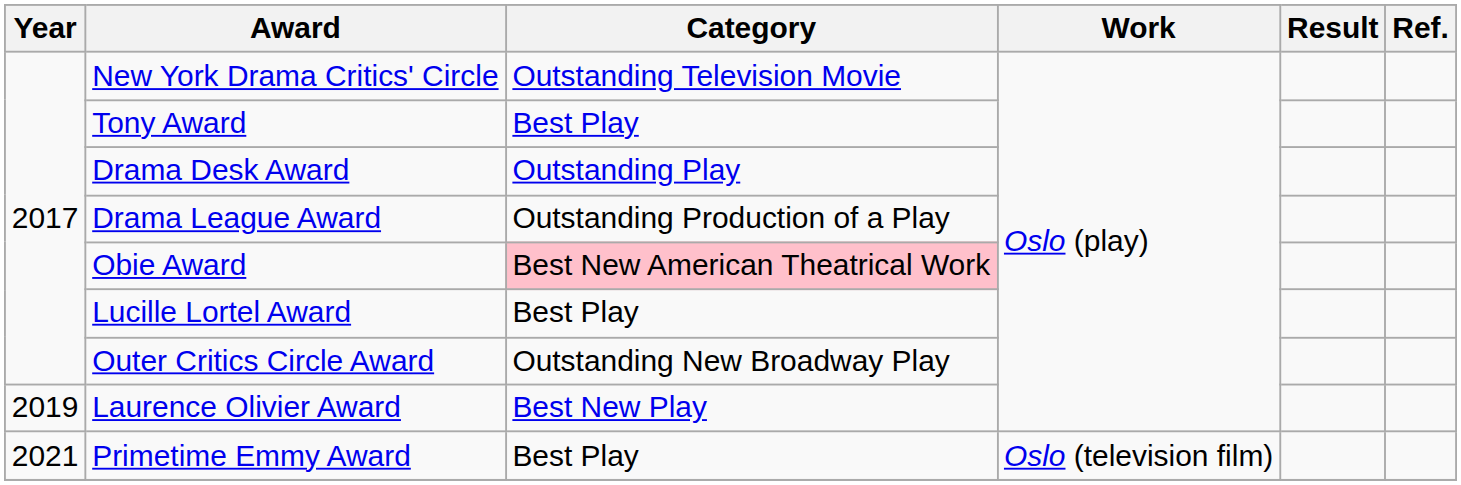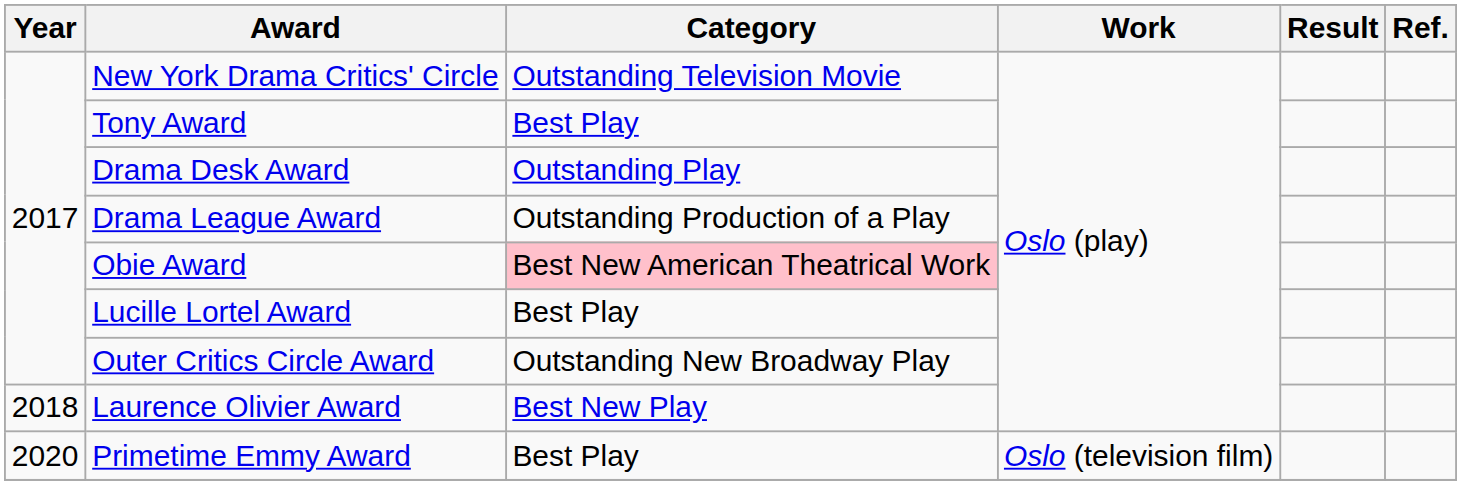(45, 407) 2019 -> (45, 407) 2018
(45, 455) 2021 -> (45, 455) 2020
